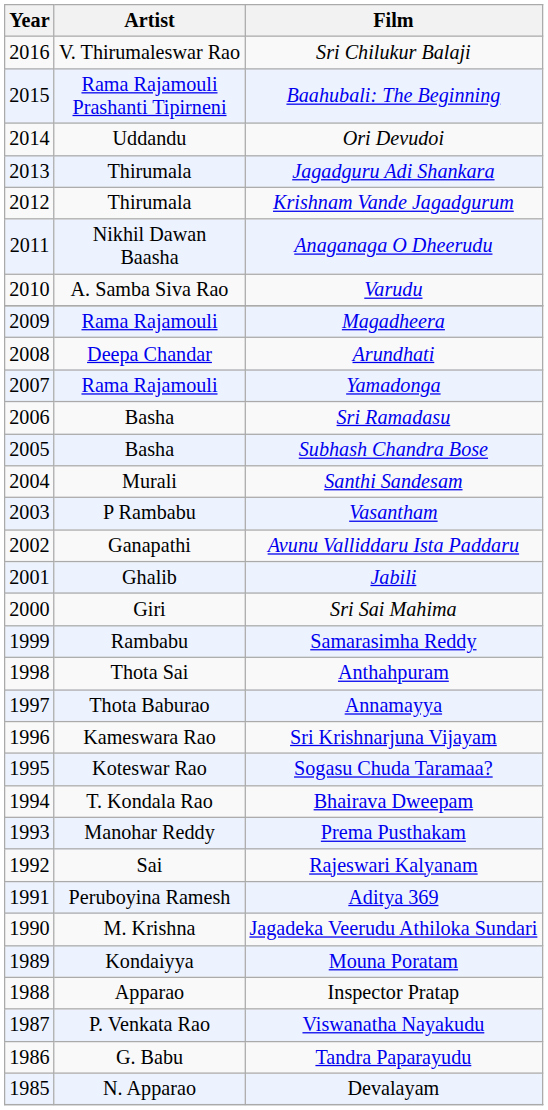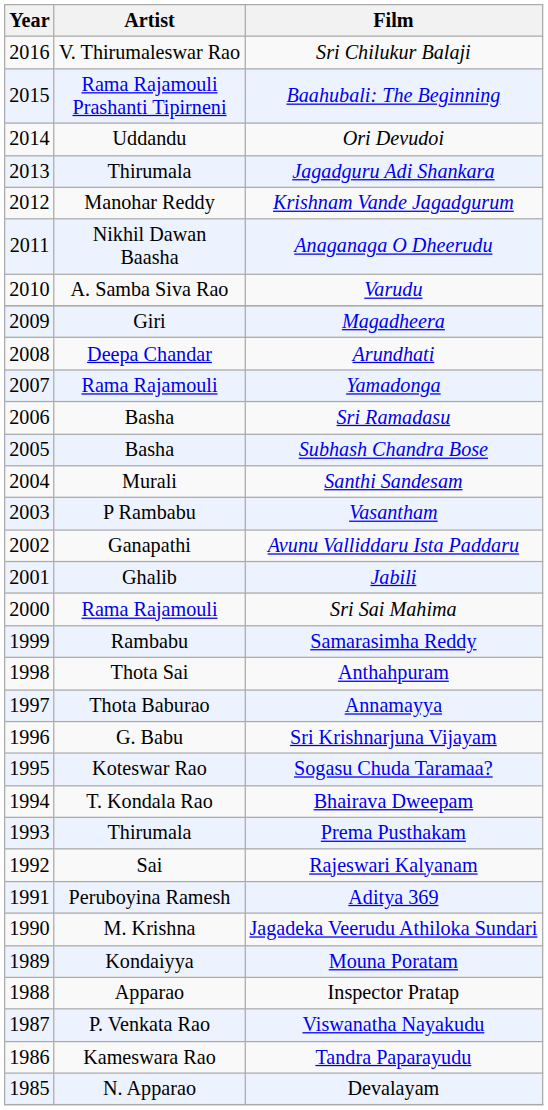(150, 203) Thirumala -> (149, 203) Manohar Reddy
(150, 321) Rama Rajamouli -> (149, 321) Giri
(149, 609) Giri -> (150, 609) Rama Rajamouli
(150, 737) Kameswara Rao -> (150, 737) G. Babu
(149, 833) Manohar Reddy -> (150, 833) Thirumala
(150, 1056) G. Babu -> (150, 1056) Kameswara Rao
